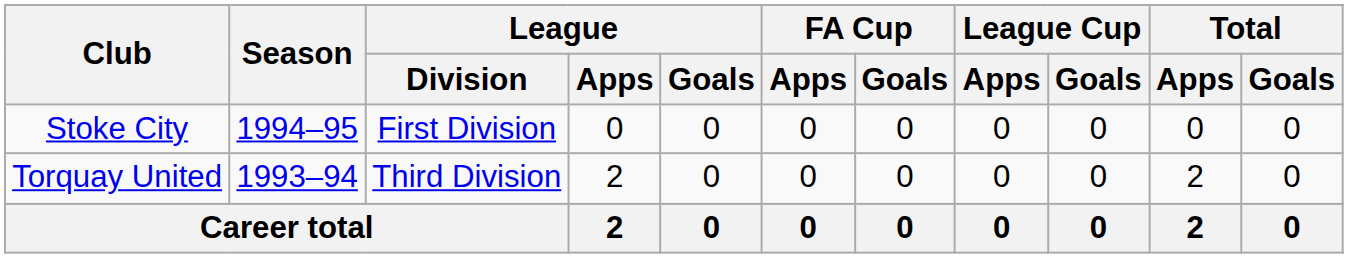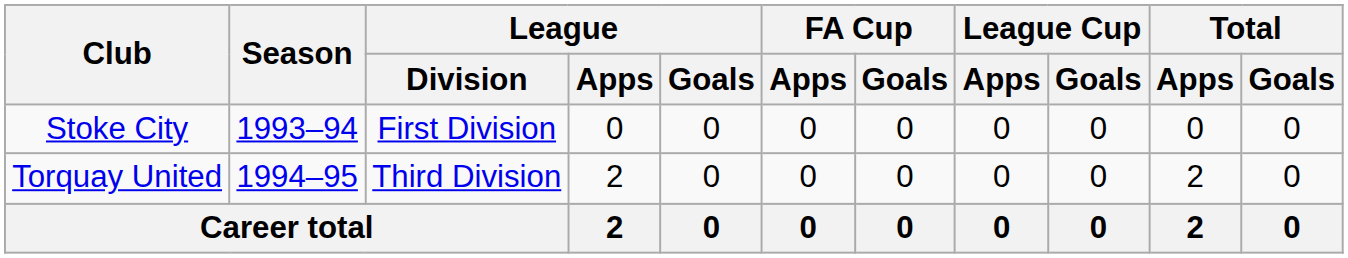(297, 128) 1994–95 -> (297, 128) 1993–94
(297, 177) 1993–94 -> (297, 177) 1994–95
